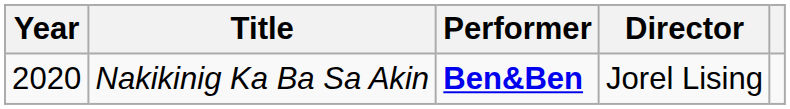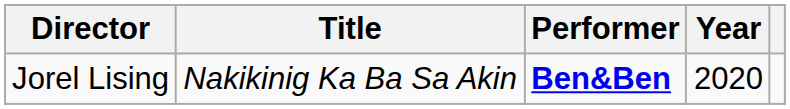columns swapped: (47, 29) <-> (685, 29)
